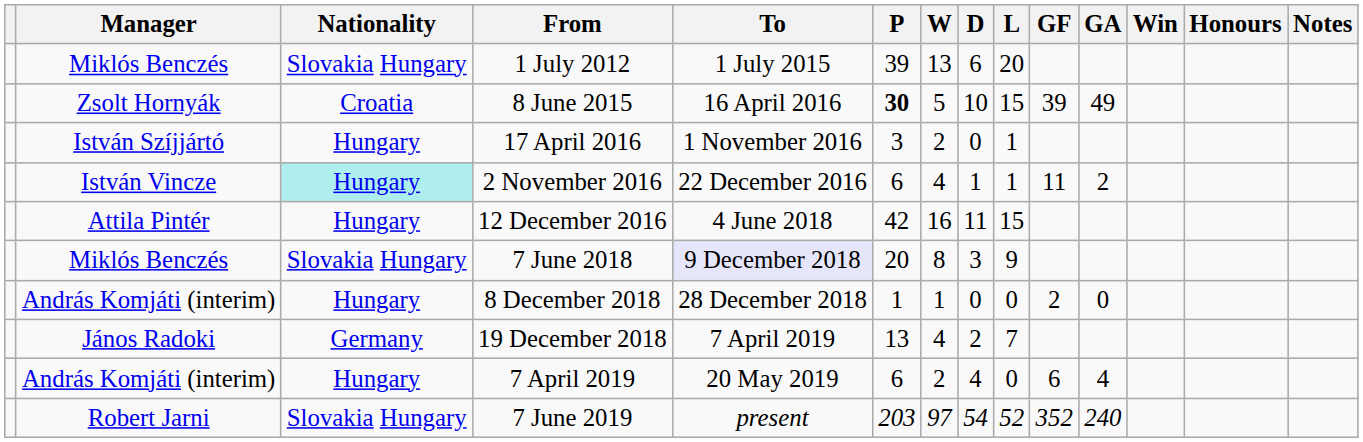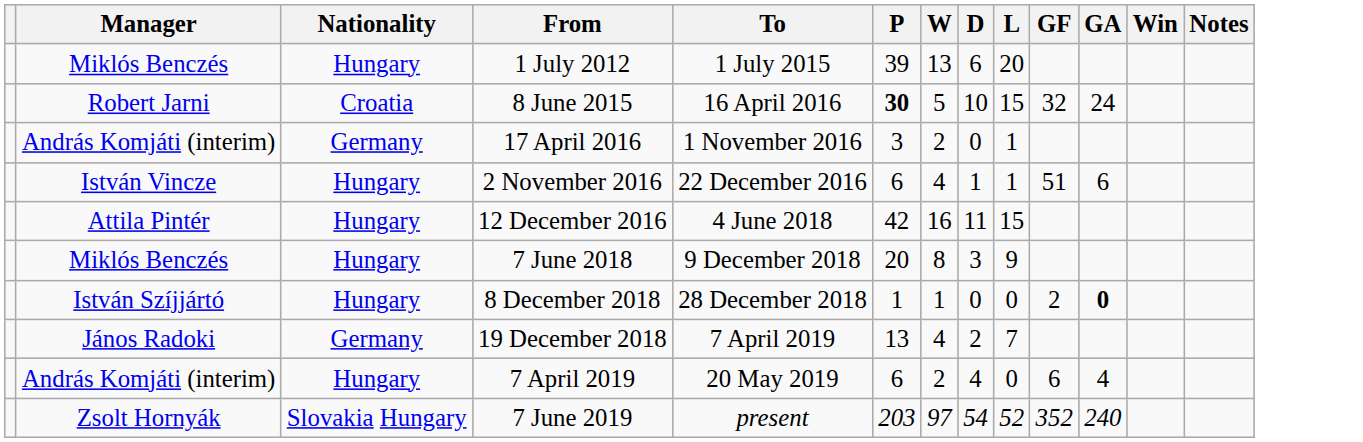- column: (1236, 24)
(377, 63) Slovakia Hungary -> (377, 63) Hungary
(149, 102) Zsolt Hornyák -> (149, 102) Robert Jarni
(1054, 102) 39 -> (1054, 102) 32
(1103, 102) 49 -> (1103, 102) 24
(149, 142) István Szíjjártó -> (149, 142) András Komjáti (interim)
(377, 142) Hungary -> (377, 142) Germany
(377, 181) paleturquoise background -> (377, 181) no background
(1054, 181) 11 -> (1054, 181) 51
(1103, 181) 2 -> (1103, 181) 6
(377, 260) Slovakia Hungary -> (377, 260) Hungary
(772, 260) lavender background -> (772, 260) no background
(149, 299) András Komjáti (interim) -> (149, 299) István Szíjjártó
(1103, 299) normal -> (1103, 299) bold
(149, 417) Robert Jarni -> (149, 417) Zsolt Hornyák
